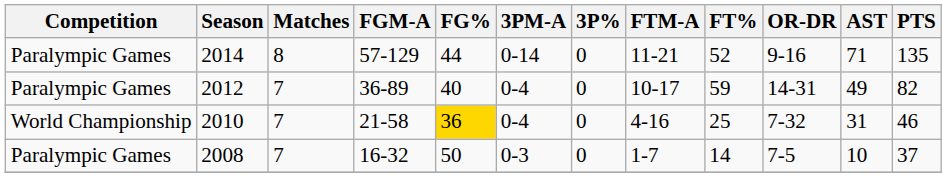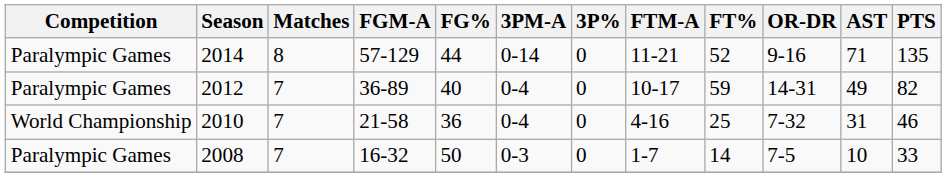(451, 121) gold background -> (451, 121) no background
(908, 155) 37 -> (908, 155) 33
